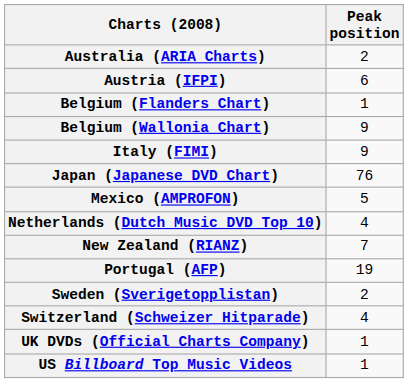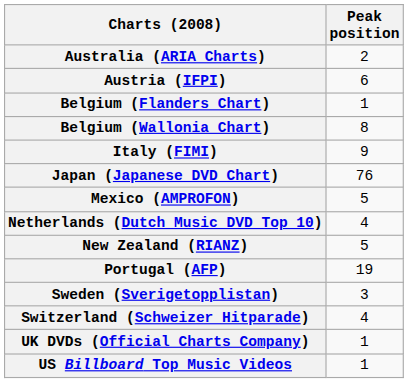(364, 128) 9 -> (364, 128) 8
(364, 247) 7 -> (364, 247) 5
(364, 294) 2 -> (364, 294) 3
